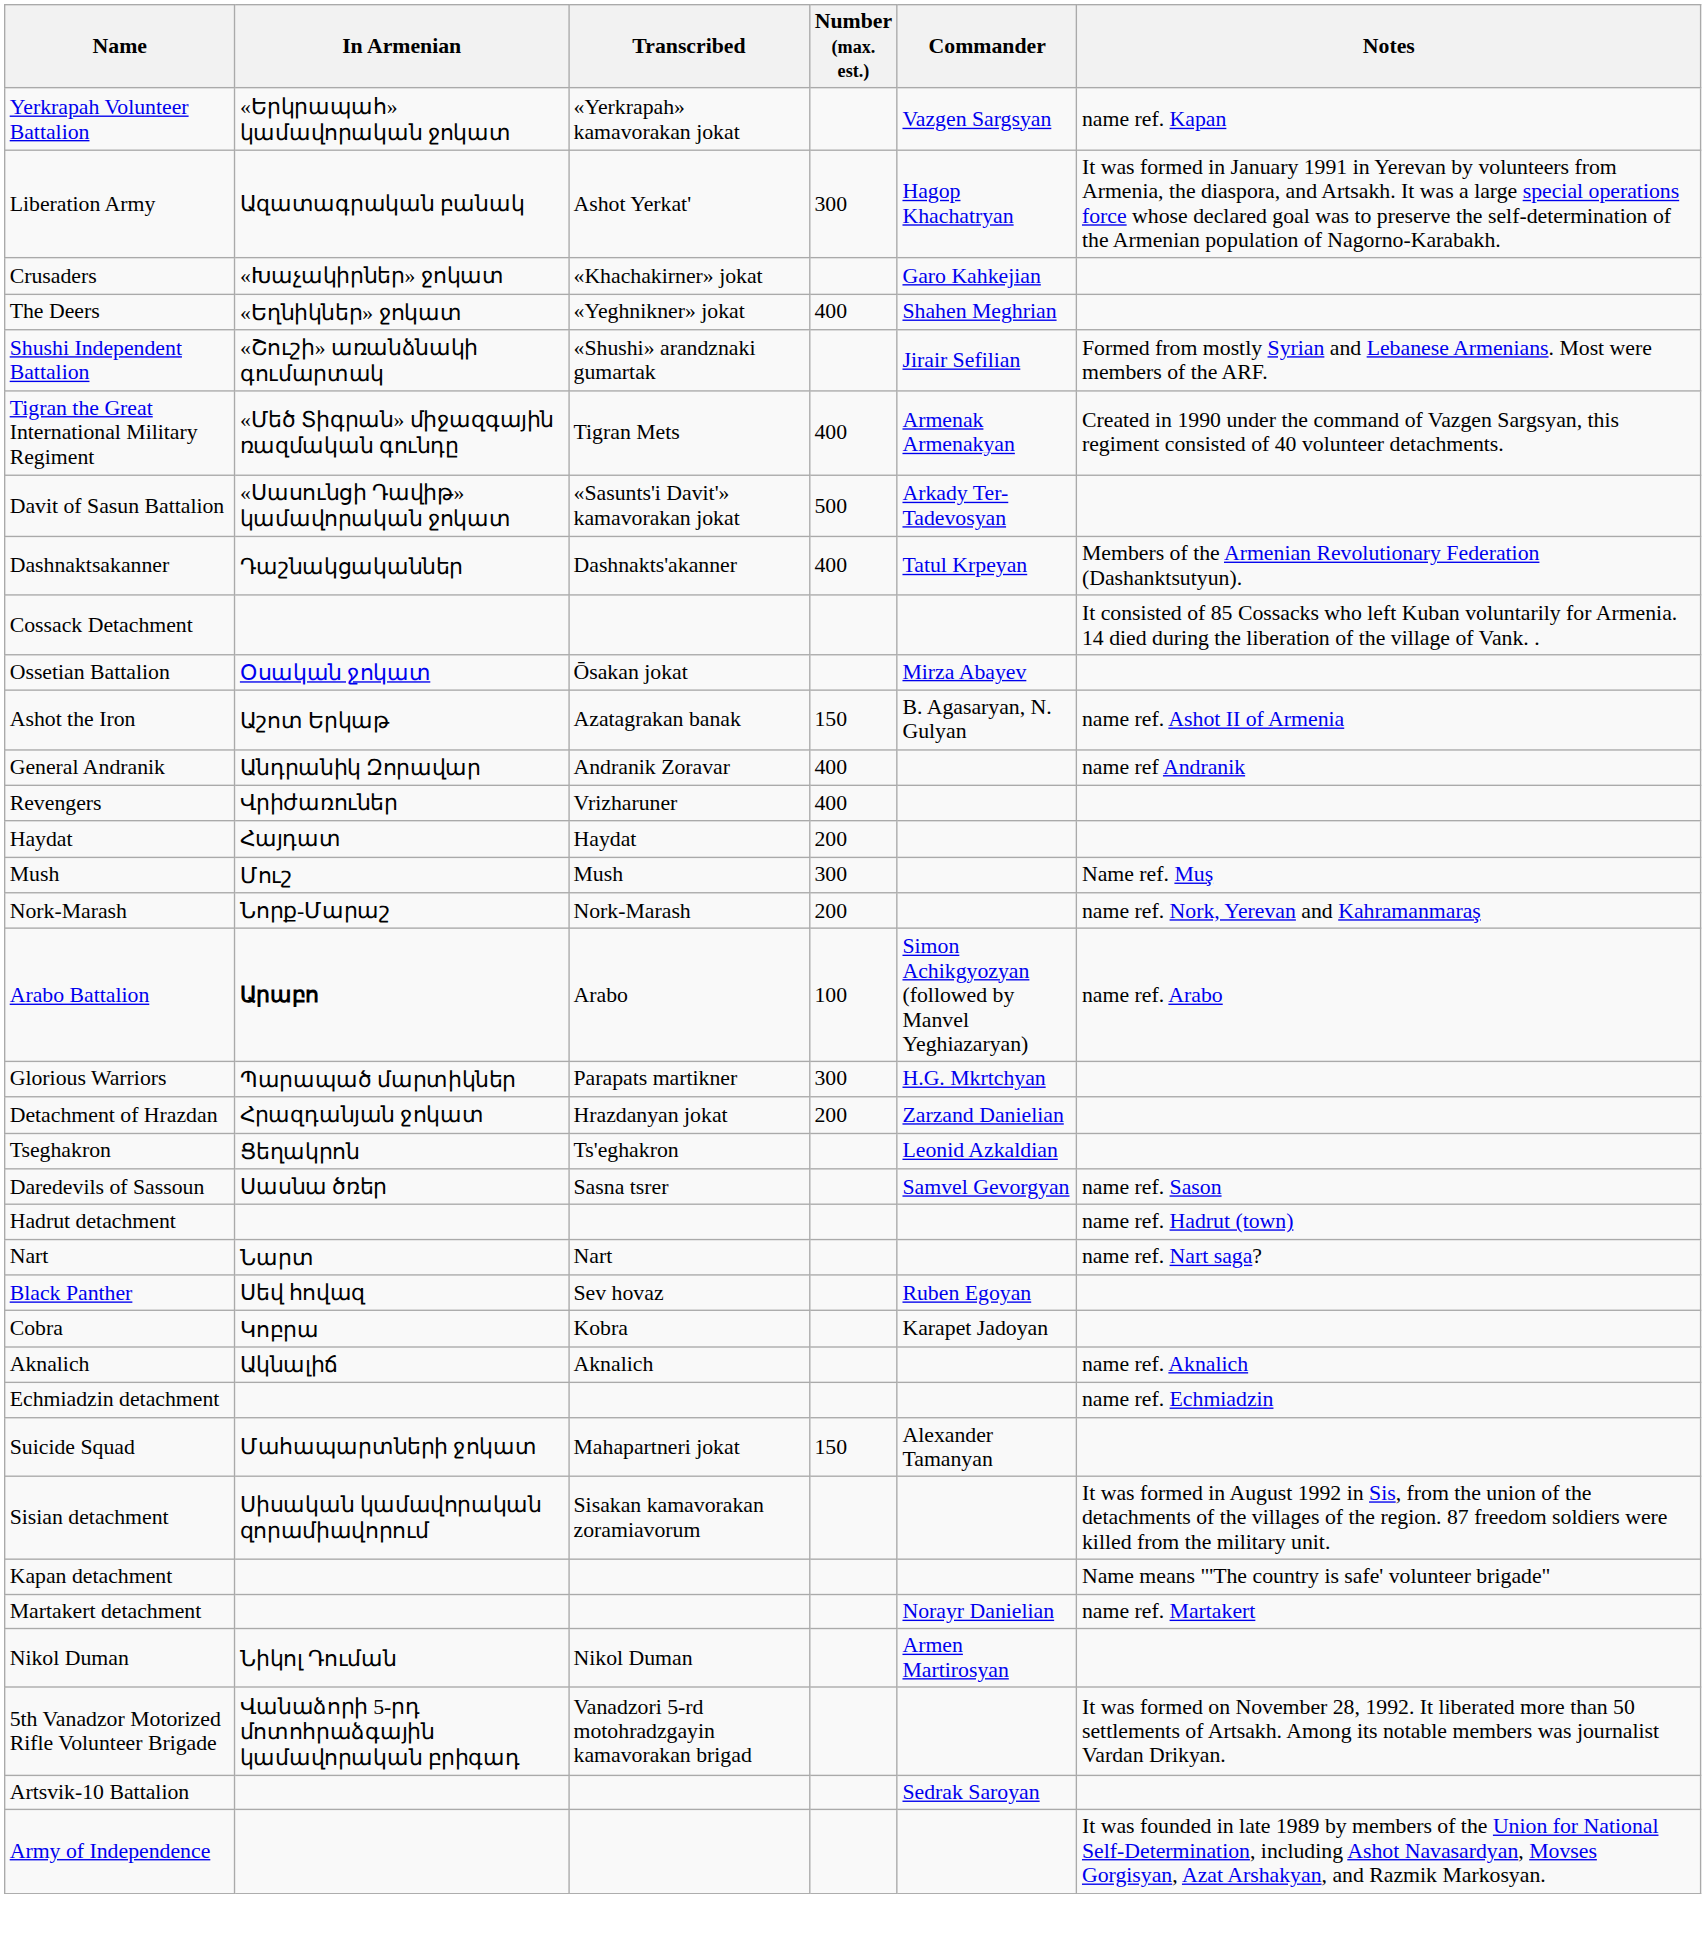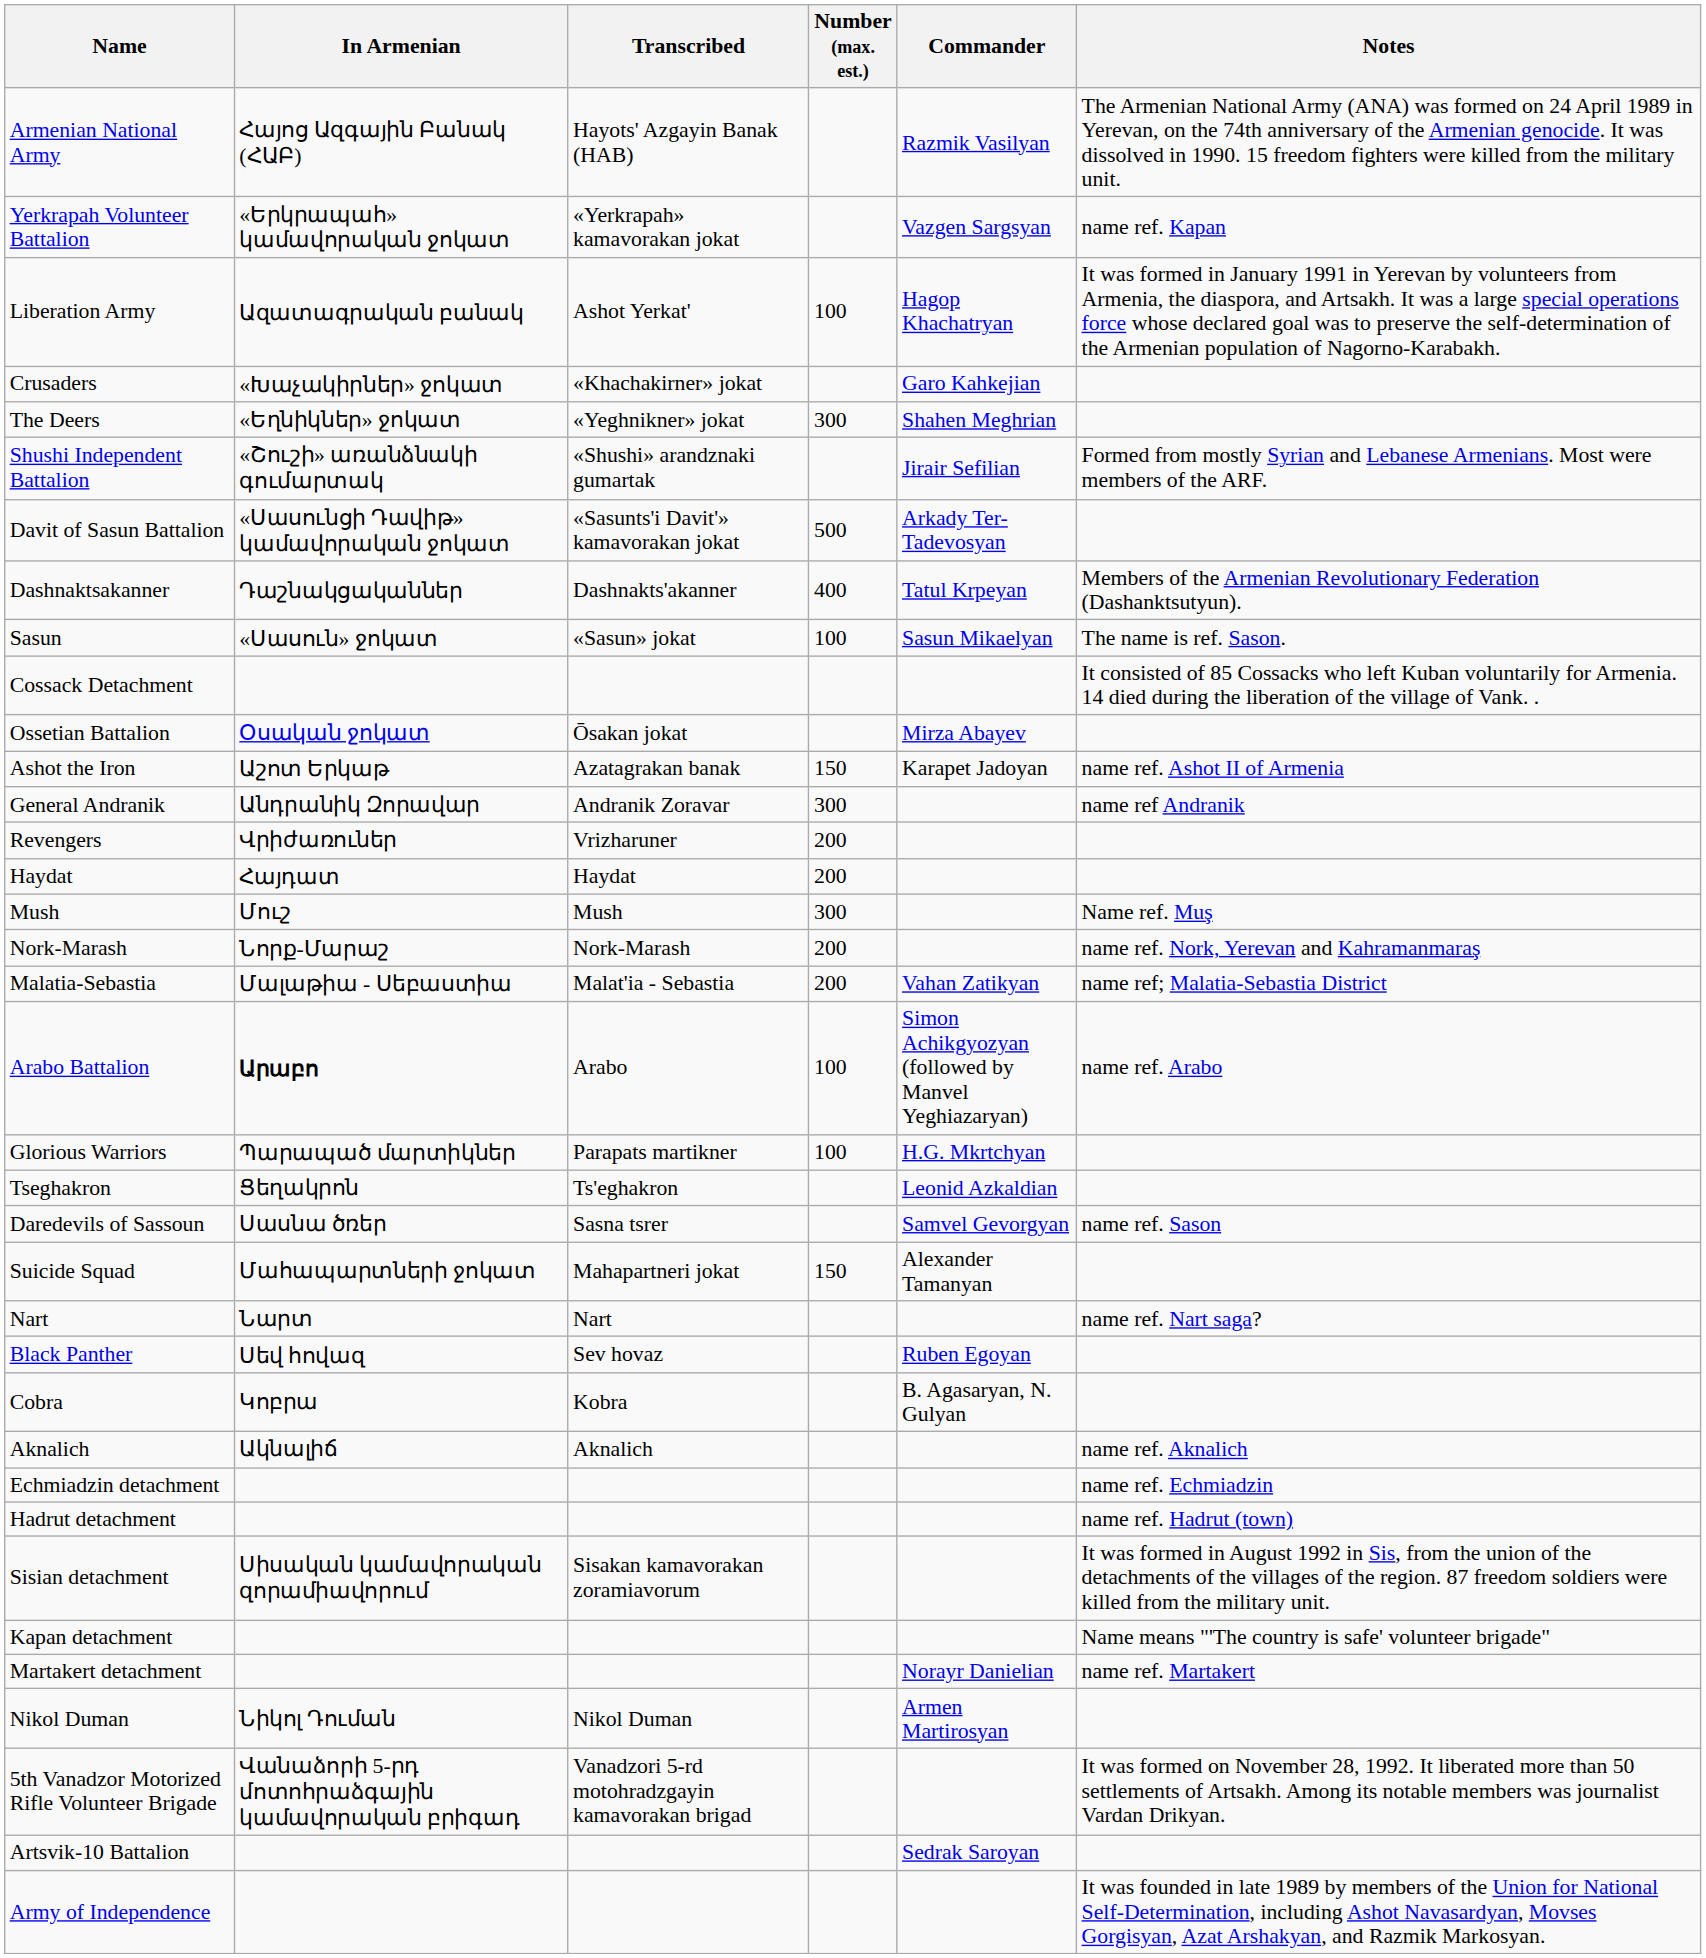+ row: (93, 141)
(831, 203) 300 -> (830, 311) 100
(831, 311) 400 -> (830, 419) 300
- row: (104, 432)
+ row: (36, 637)
(977, 719) B. Agasaryan, N. Gulyan -> (975, 768) Karapet Jadoyan
(831, 767) 400 -> (830, 804) 300
(831, 802) 400 -> (830, 840) 200
+ row: (83, 983)
(831, 1078) 300 -> (830, 1151) 100
- row: (114, 1114)
rows swapped: (72, 1446) <-> (93, 1221)
(975, 1328) Karapet Jadoyan -> (977, 1401) B. Agasaryan, N. Gulyan
